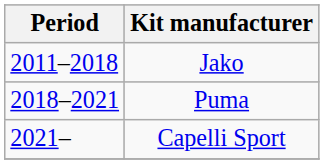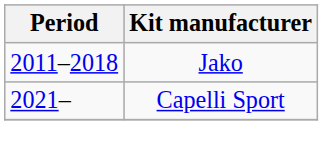- row: (222, 100)
